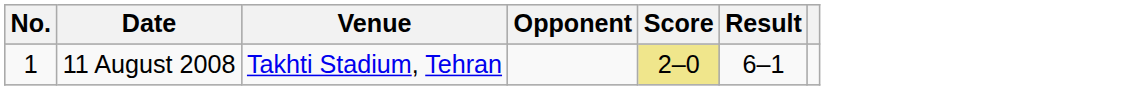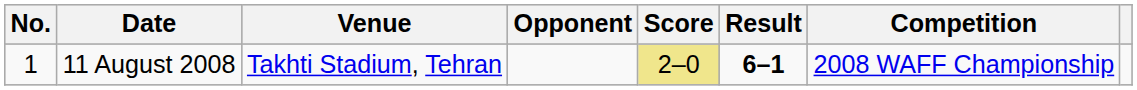+ column: (964, 24)
(764, 64) normal -> (764, 64) bold
